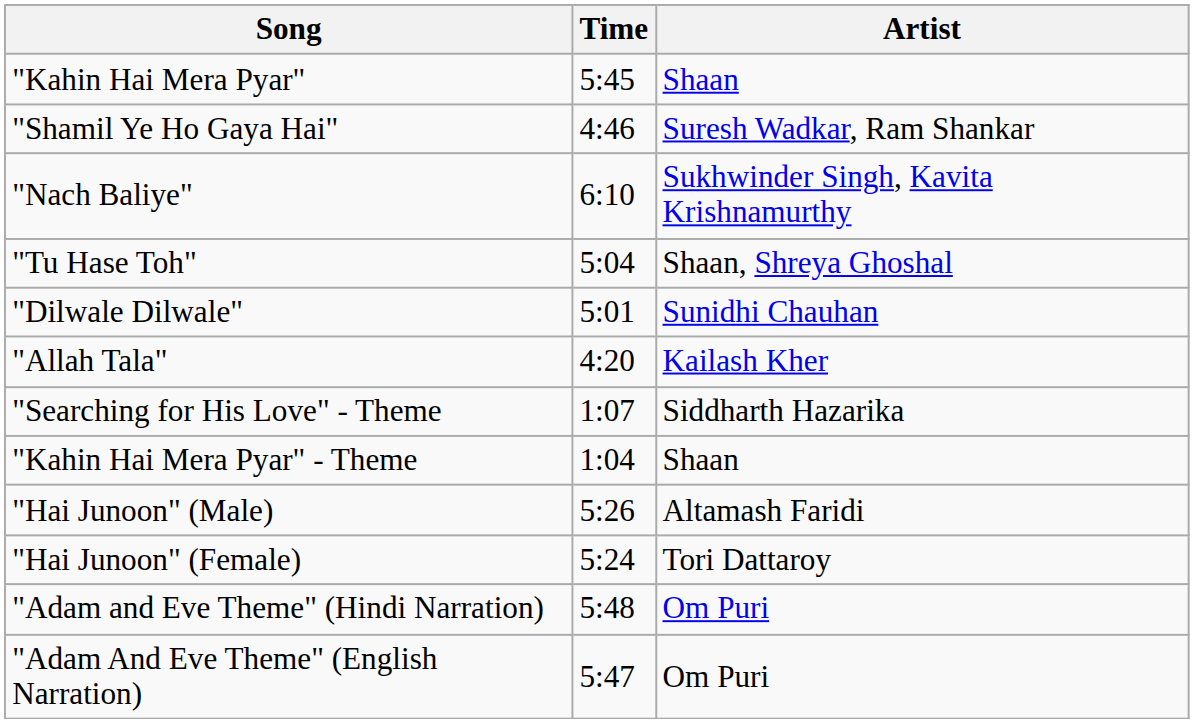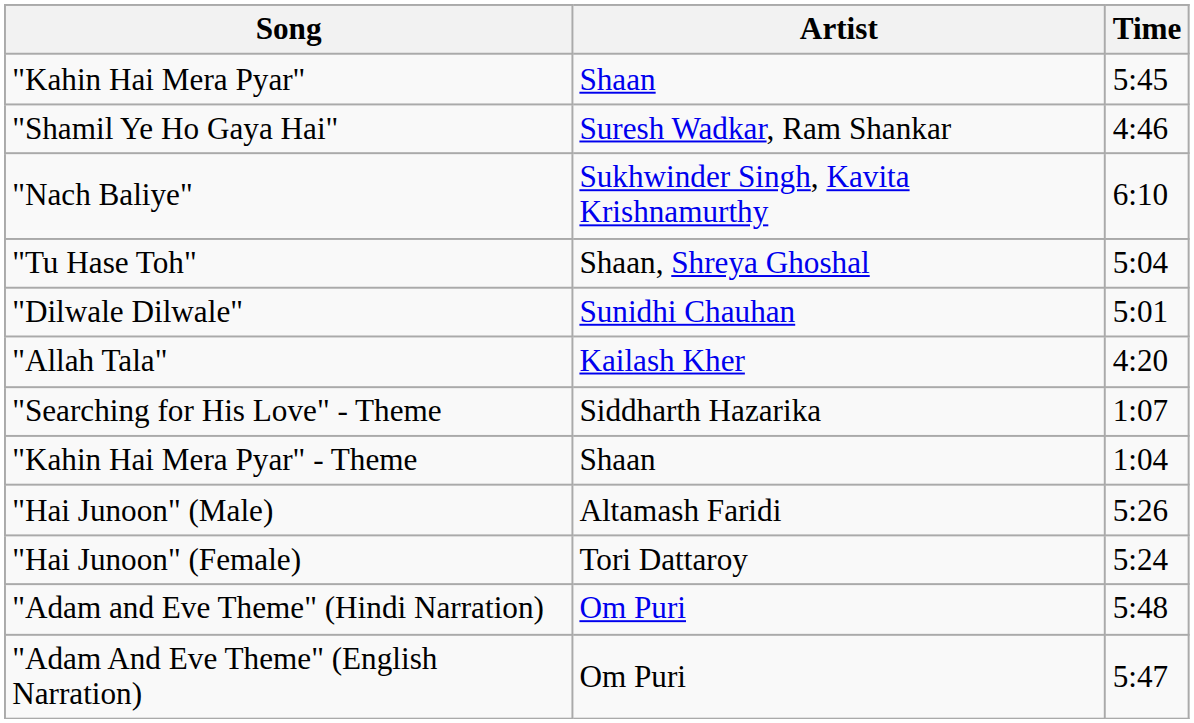columns swapped: (922, 29) <-> (614, 29)
